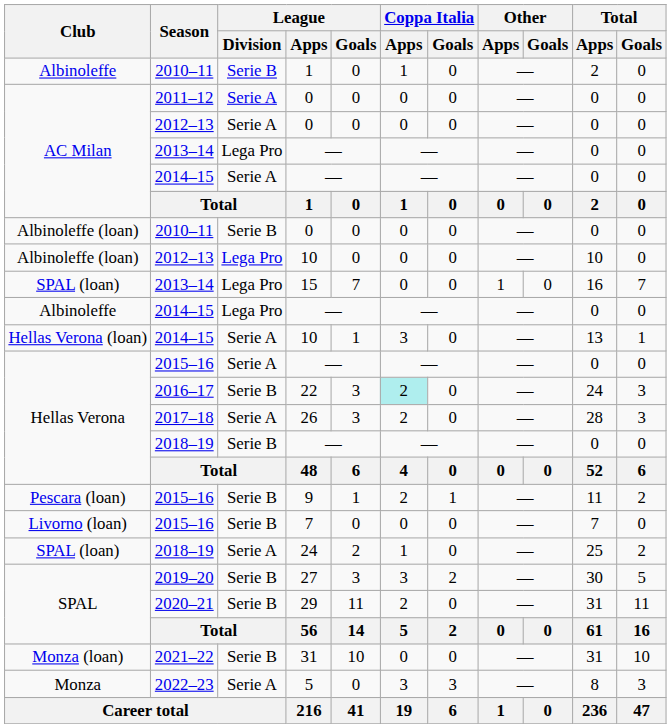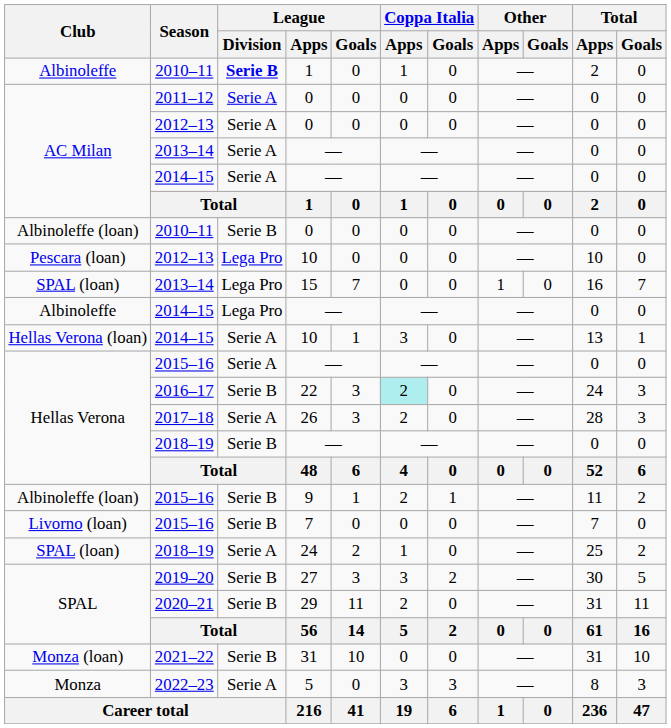(252, 71) normal -> (252, 71) bold
(252, 151) Lega Pro -> (252, 151) Serie A
(78, 257) Albinoleffe (loan) -> (78, 257) Pescara (loan)
(78, 497) Pescara (loan) -> (78, 497) Albinoleffe (loan)
